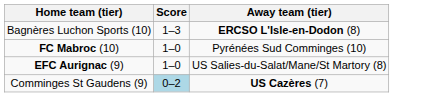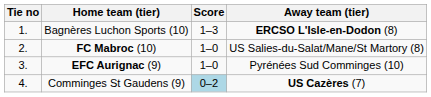+ column: (23, 13)
(289, 48) Pyrénées Sud Comminges (10) -> (327, 48) US Salies-du-Salat/Mane/St Martory (8)
(289, 65) US Salies-du-Salat/Mane/St Martory (8) -> (327, 65) Pyrénées Sud Comminges (10)
